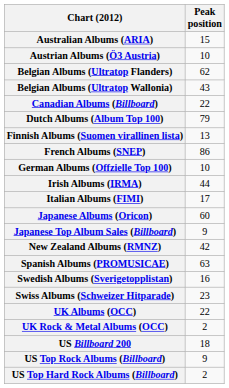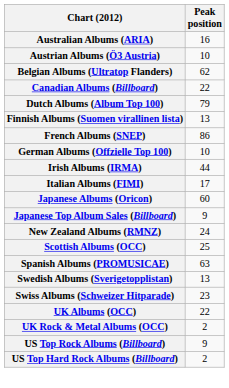(205, 39) 15 -> (205, 39) 16
- row: (95, 87)
(205, 247) 42 -> (205, 231) 24
+ row: (95, 247)
(205, 279) 16 -> (205, 279) 13
- row: (95, 343)
